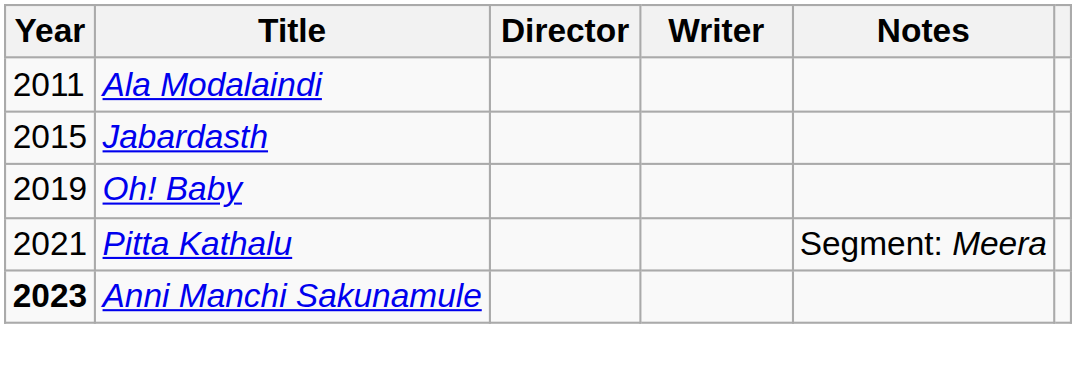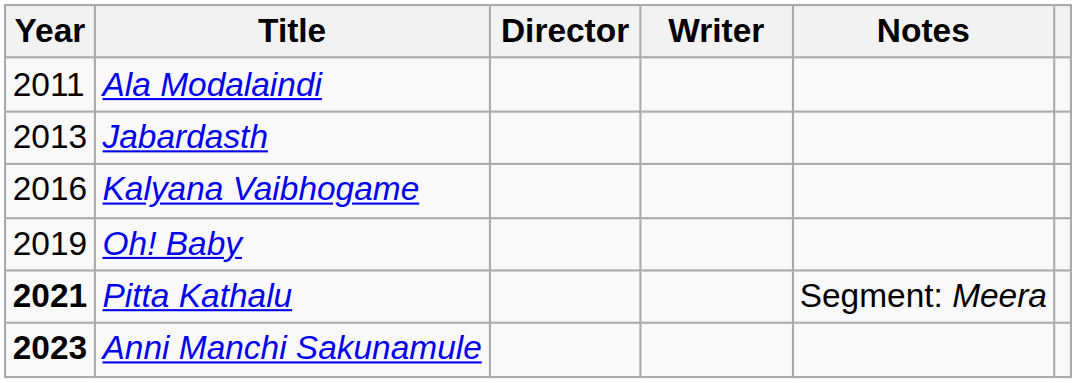(50, 137) 2015 -> (50, 137) 2013
+ row: (261, 190)
(50, 243) normal -> (50, 296) bold
